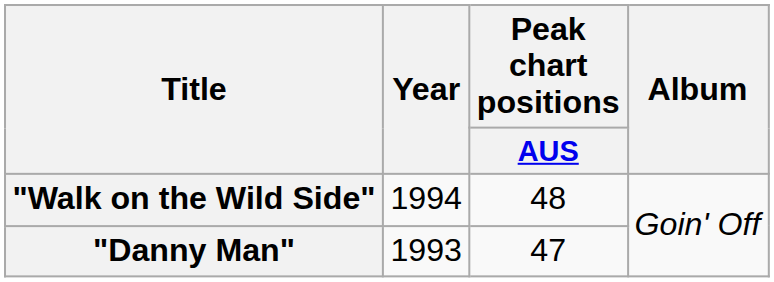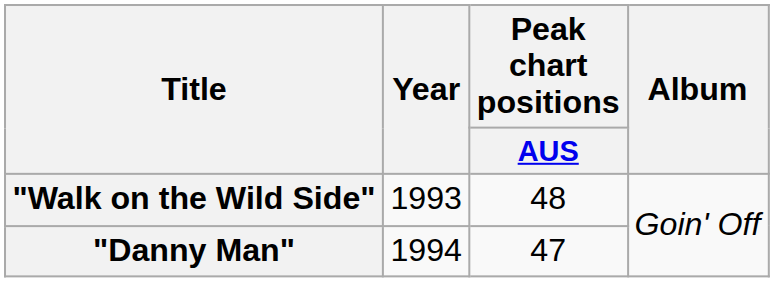(426, 199) 1994 -> (426, 199) 1993
(426, 250) 1993 -> (426, 250) 1994
